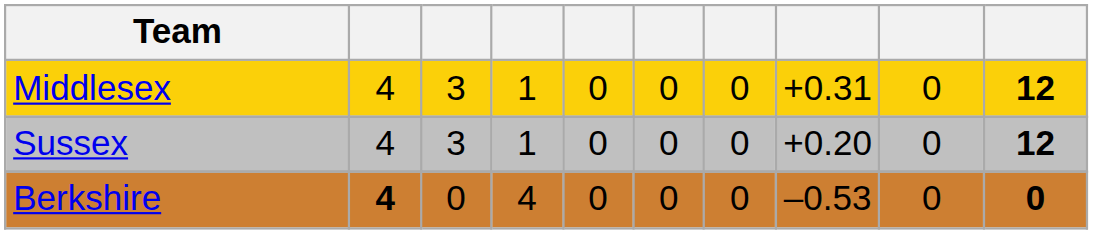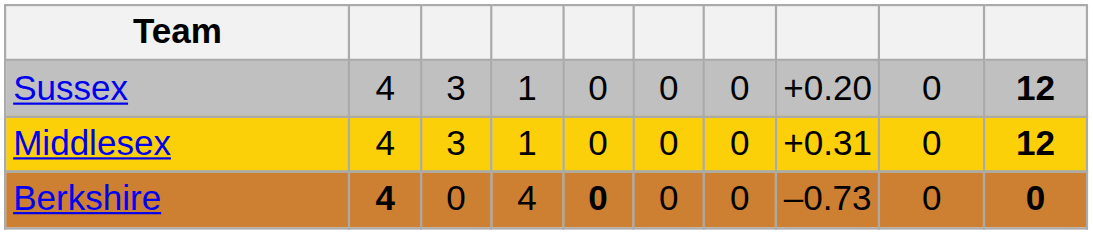rows swapped: (92, 87) <-> (71, 143)
(598, 198) normal -> (598, 198) bold
(828, 198) –0.53 -> (828, 198) –0.73
